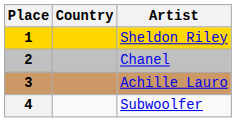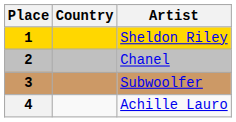(174, 83) Achille Lauro -> (162, 83) Subwoolfer
(162, 106) Subwoolfer -> (174, 106) Achille Lauro
